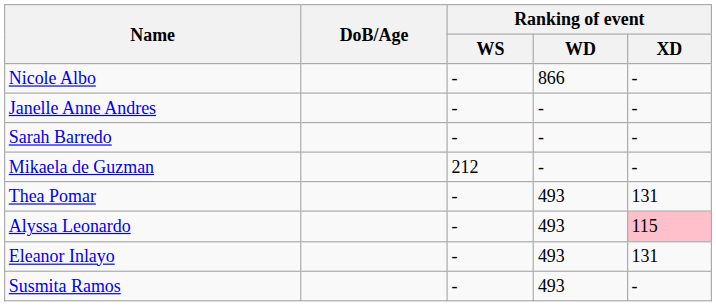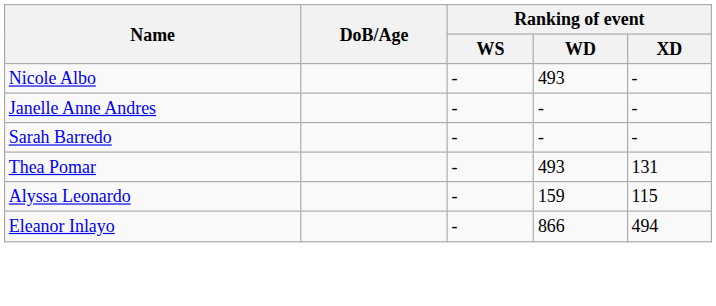(551, 78) 866 -> (551, 78) 493
- row: (81, 167)
(551, 226) 493 -> (551, 196) 159
(645, 226) pink background -> (645, 196) no background
(551, 256) 493 -> (551, 226) 866
(645, 256) 131 -> (645, 226) 494
- row: (65, 285)
